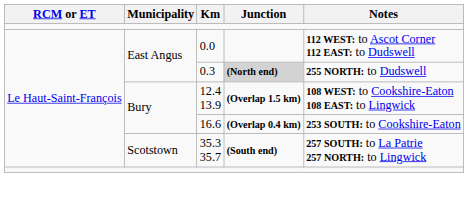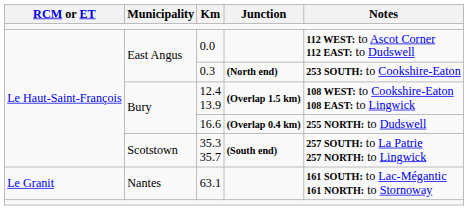(252, 72) lightgrey background -> (252, 72) no background
(366, 71) 255 NORTH: to Dudswell -> (384, 71) 253 SOUTH: to Cookshire-Eaton
(384, 124) 253 SOUTH: to Cookshire-Eaton -> (366, 124) 255 NORTH: to Dudswell
+ row: (144, 183)
